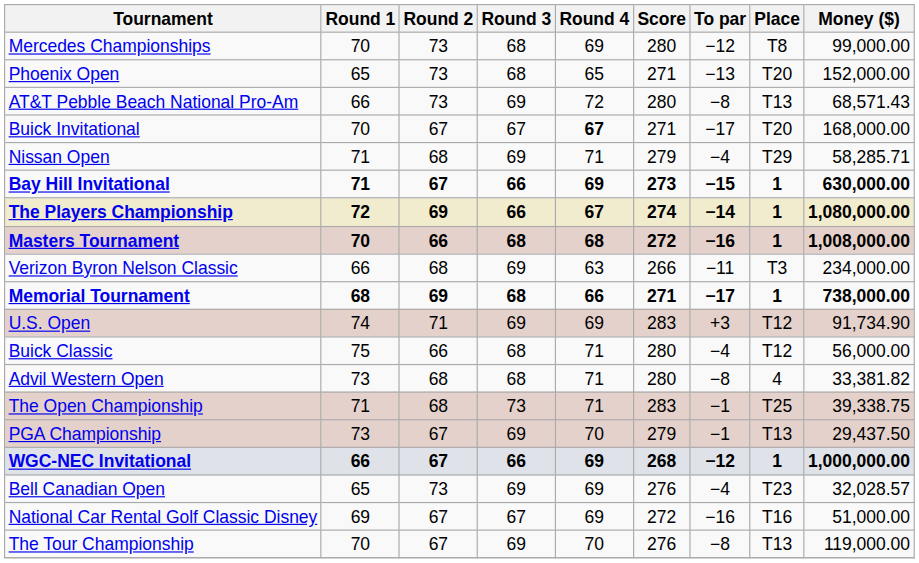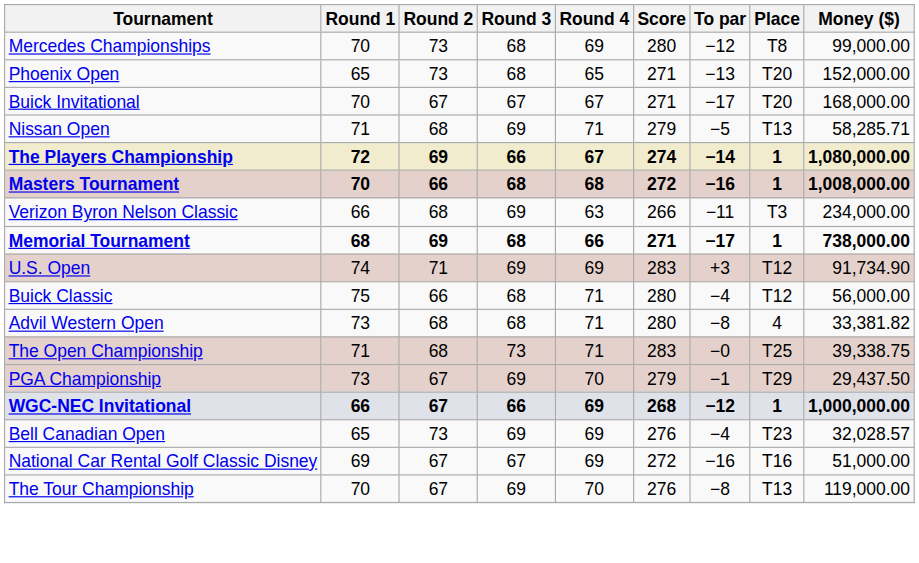- row: (153, 102)
(594, 129) bold -> (594, 102) normal
(720, 157) −4 -> (720, 129) −5
(777, 157) T29 -> (777, 129) T13
- row: (89, 185)
(720, 406) −1 -> (720, 351) −0
(777, 434) T13 -> (777, 378) T29
